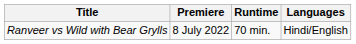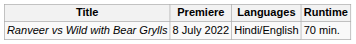columns swapped: (256, 13) <-> (316, 13)
